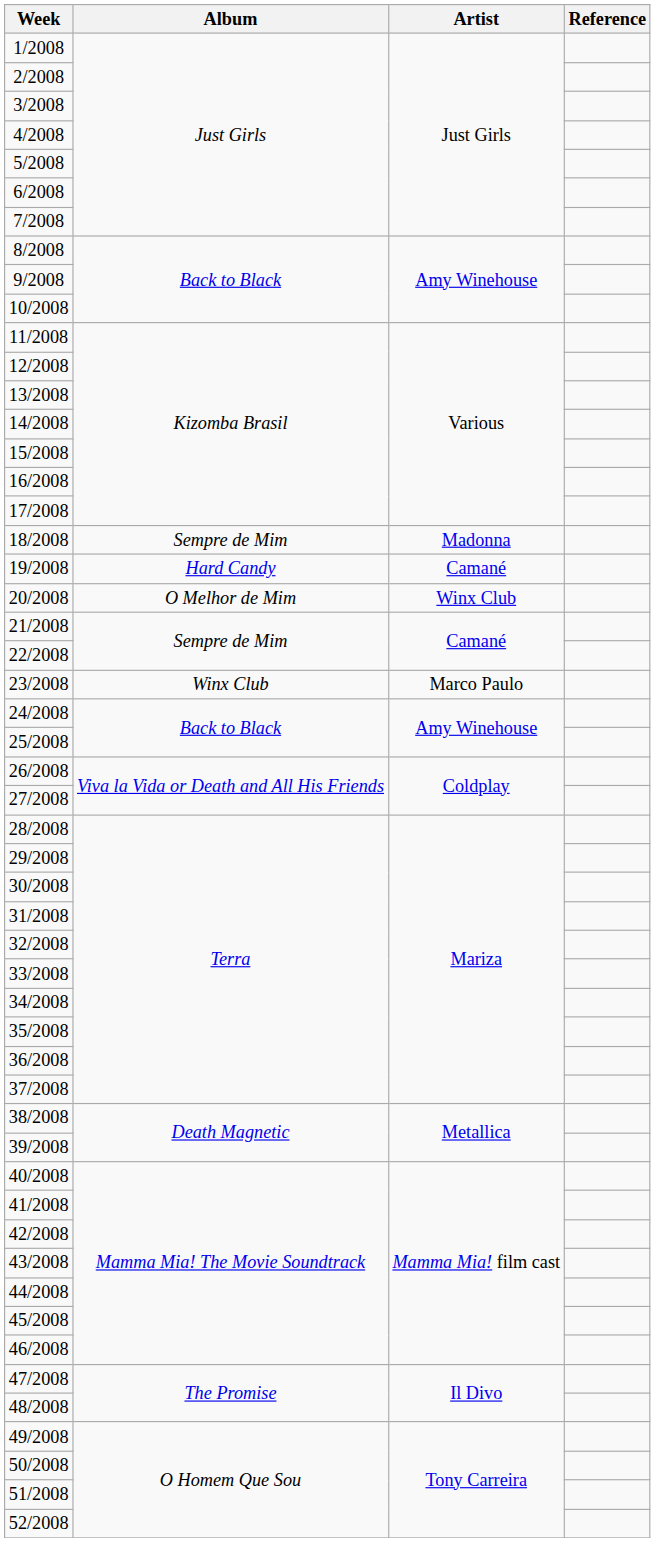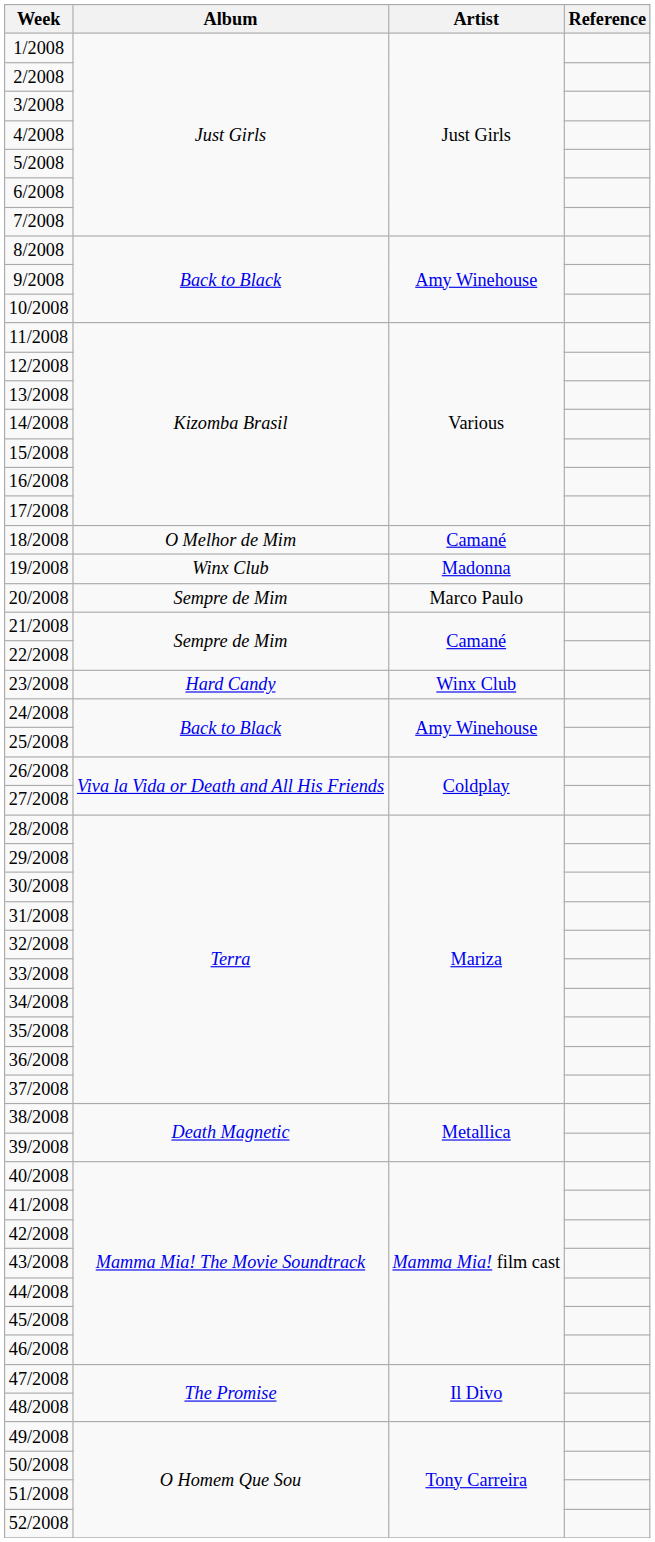(230, 539) Sempre de Mim -> (230, 539) O Melhor de Mim
(476, 539) Madonna -> (476, 539) Camané
(230, 568) Hard Candy -> (230, 568) Winx Club
(476, 568) Camané -> (476, 568) Madonna
(230, 597) O Melhor de Mim -> (230, 597) Sempre de Mim
(476, 597) Winx Club -> (476, 597) Marco Paulo
(230, 684) Winx Club -> (230, 684) Hard Candy
(476, 684) Marco Paulo -> (476, 684) Winx Club
